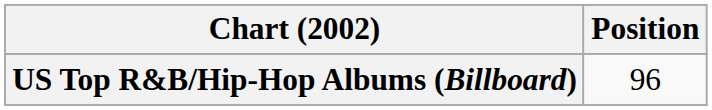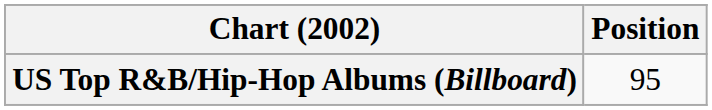(645, 79) 96 -> (645, 79) 95
